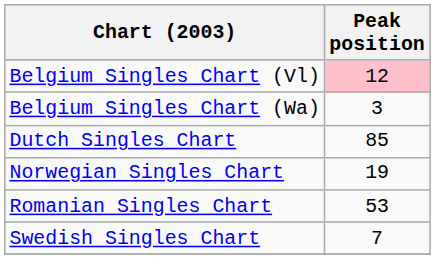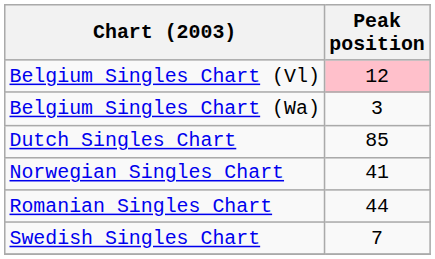(377, 174) 19 -> (377, 174) 41
(377, 206) 53 -> (377, 206) 44
